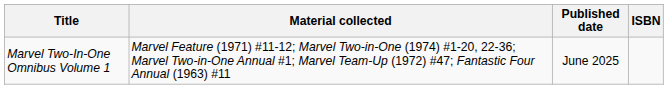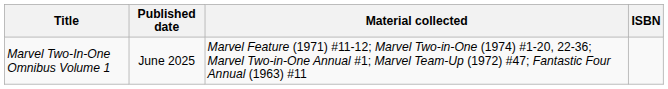columns swapped: (341, 20) <-> (591, 20)
